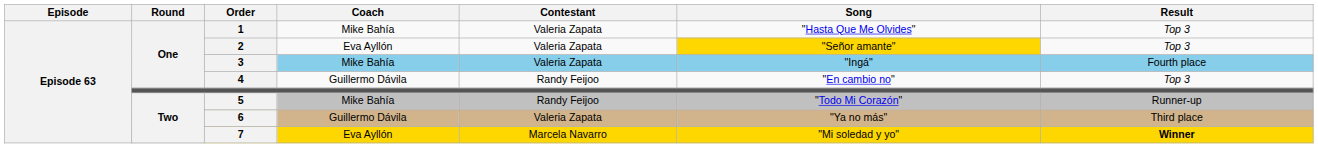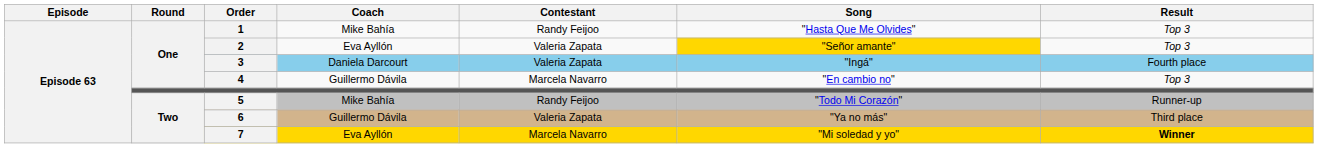(568, 29) Valeria Zapata -> (568, 29) Randy Feijoo
(368, 63) Mike Bahía -> (368, 63) Daniela Darcourt
(568, 79) Randy Feijoo -> (568, 79) Marcela Navarro
